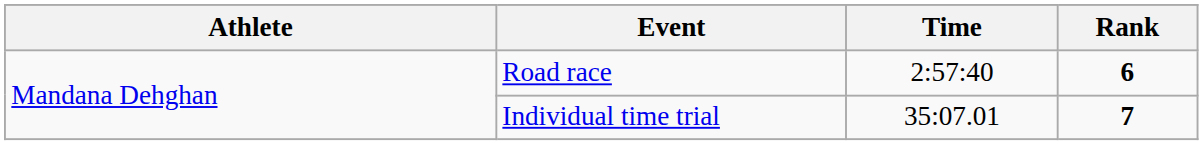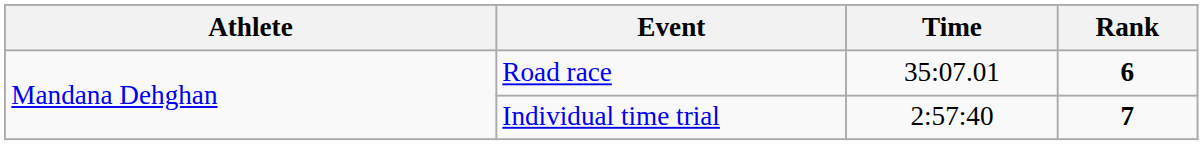(952, 72) 2:57:40 -> (952, 72) 35:07.01
(952, 117) 35:07.01 -> (952, 117) 2:57:40
